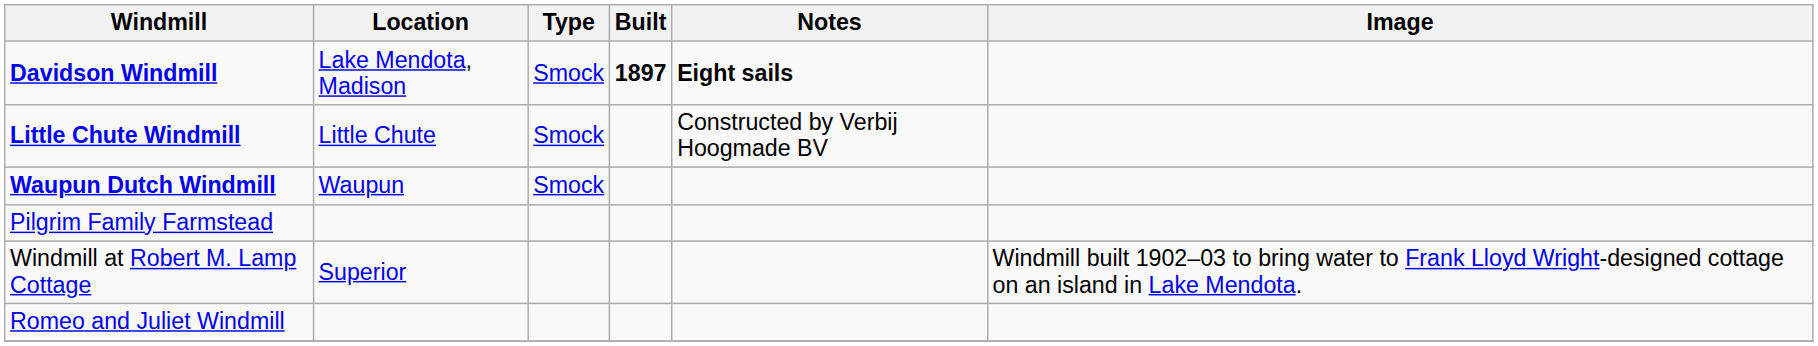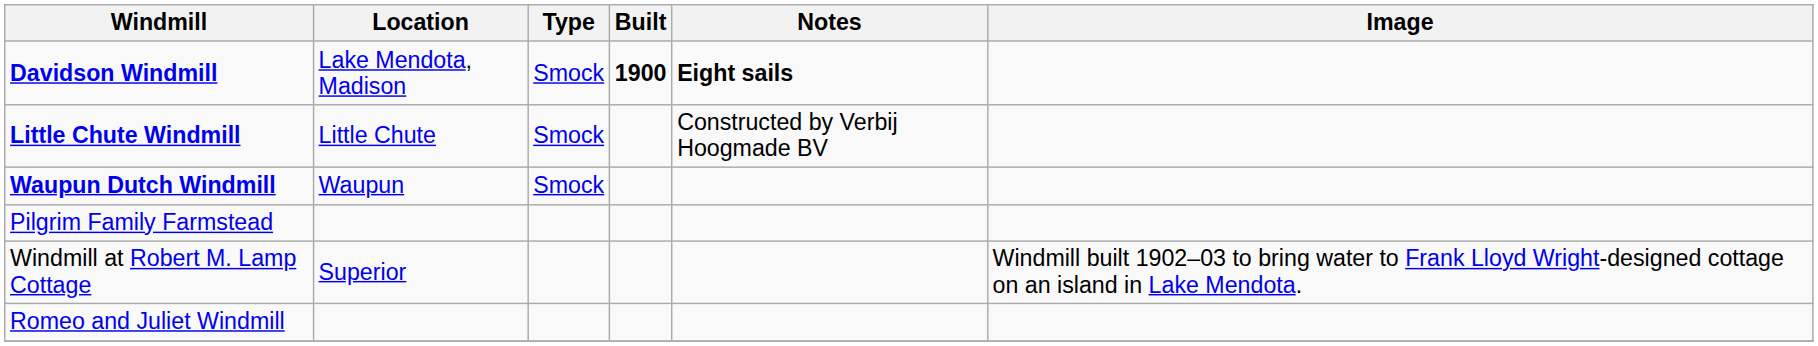(641, 72) 1897 -> (641, 72) 1900
